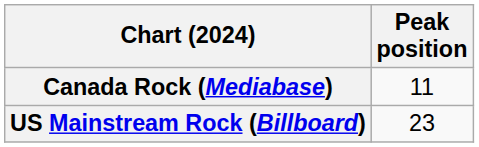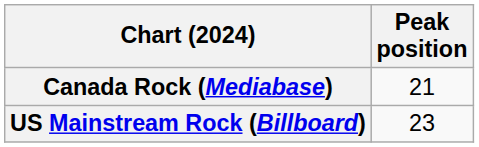(422, 86) 11 -> (422, 86) 21
